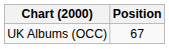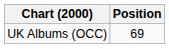(137, 33) 67 -> (137, 33) 69
